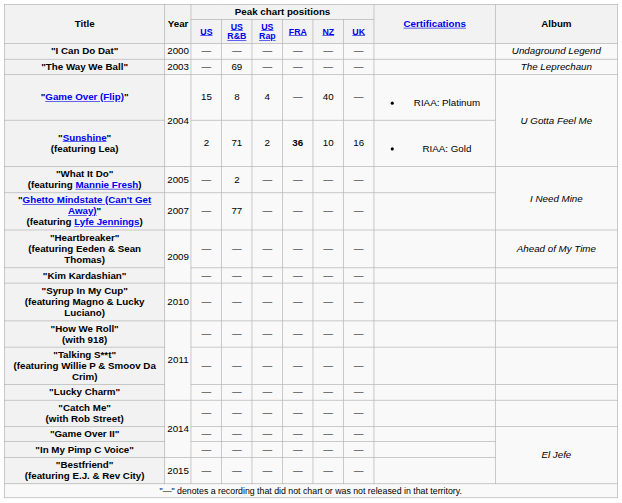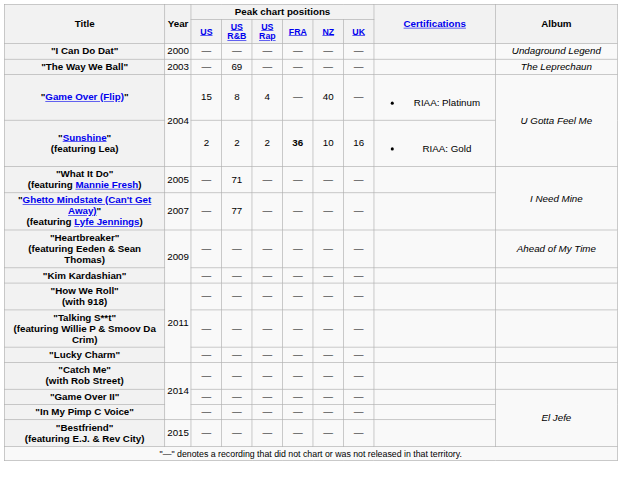(237, 143) 71 -> (237, 143) 2
(237, 179) 2 -> (237, 179) 71
- row: (85, 302)
